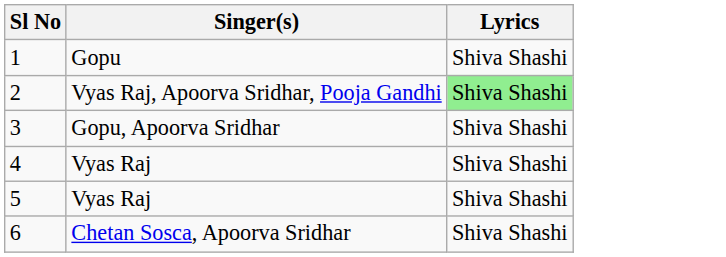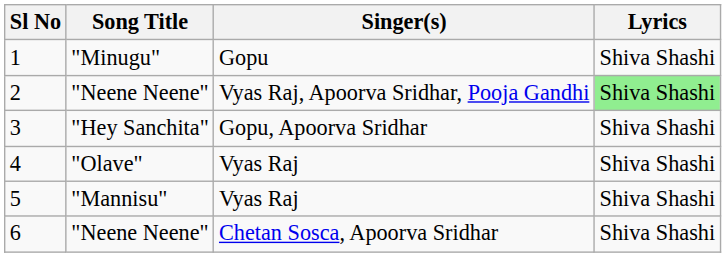+ column: (140, 22)
